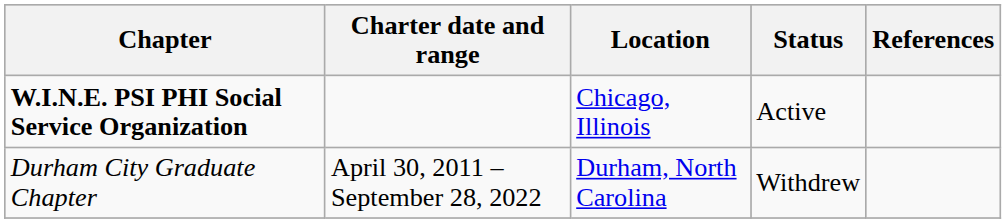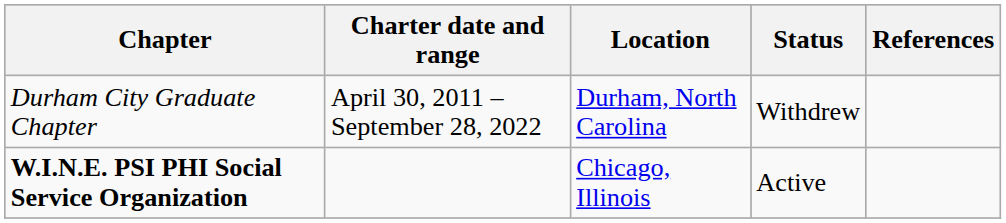rows swapped: (133, 182) <-> (146, 111)
